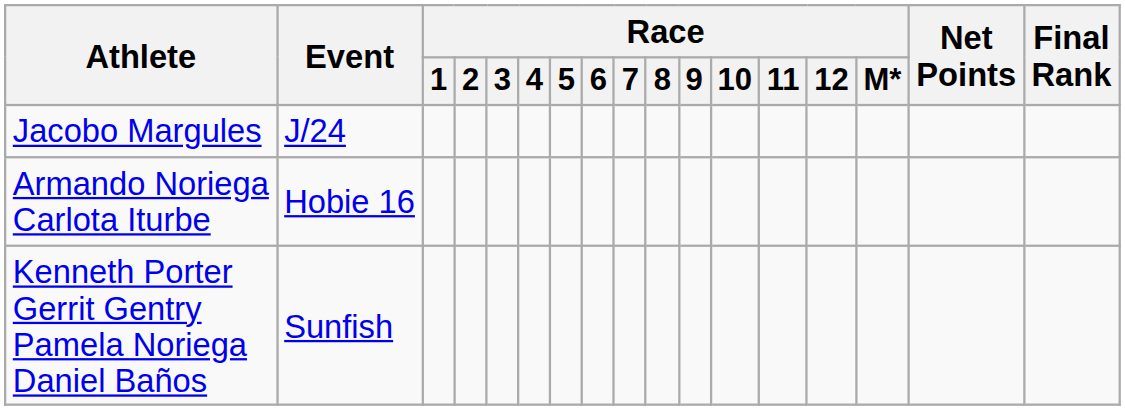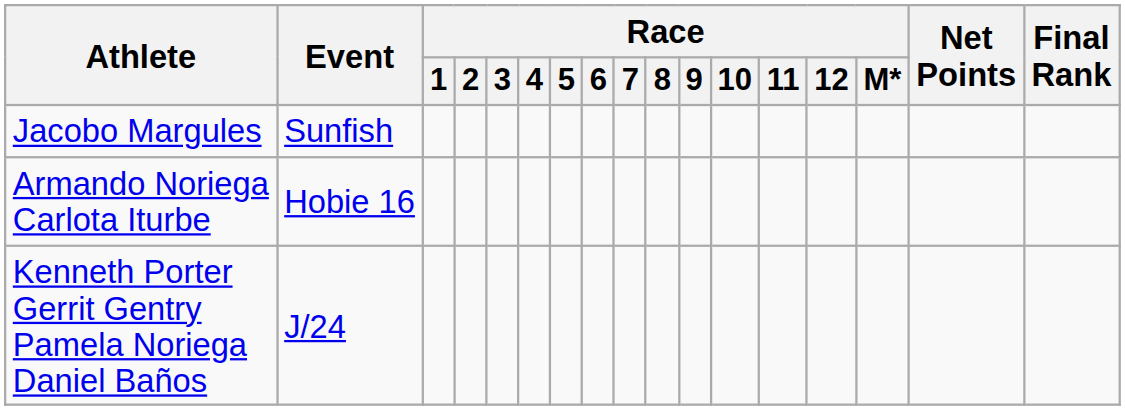(315, 132) J/24 -> (339, 132) Sunfish
(339, 326) Sunfish -> (315, 326) J/24
